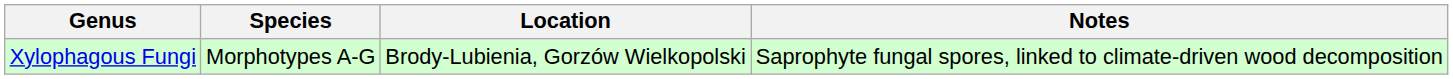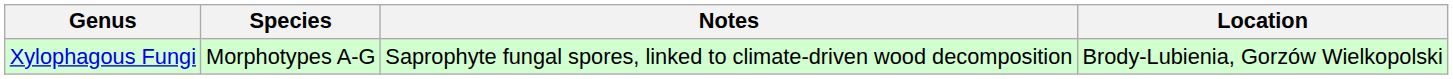columns swapped: (566, 21) <-> (1099, 21)
